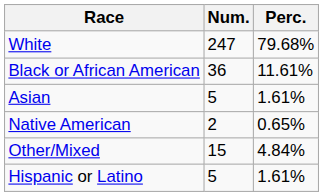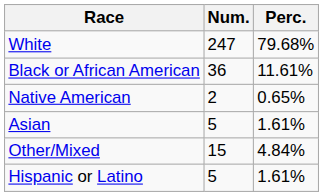rows swapped: (70, 124) <-> (29, 97)
